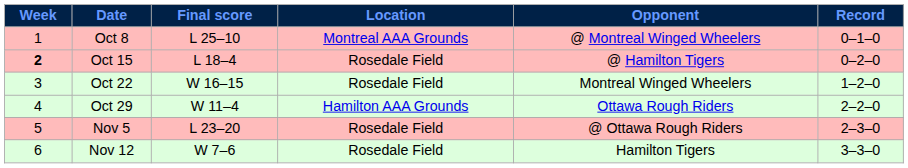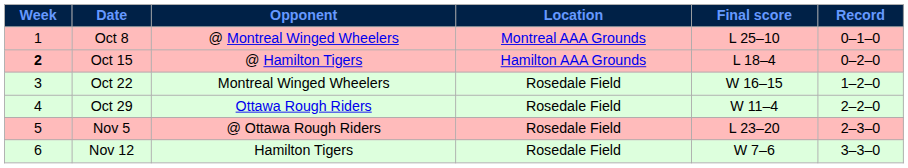columns swapped: (665, 15) <-> (215, 15)
(396, 60) Rosedale Field -> (573, 60) Hamilton AAA Grounds
(396, 106) Hamilton AAA Grounds -> (573, 106) Rosedale Field
